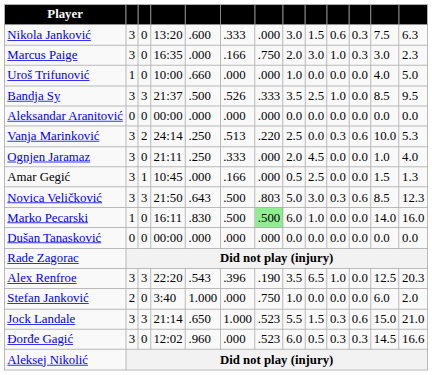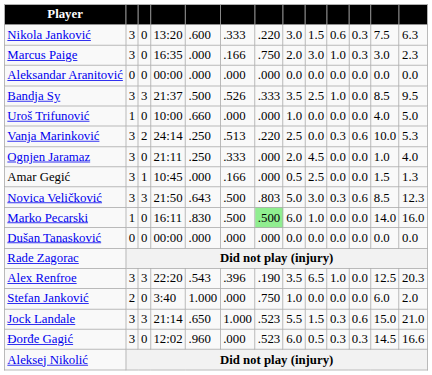(269, 34) .000 -> (269, 34) .220
rows swapped: (48, 75) <-> (65, 116)
